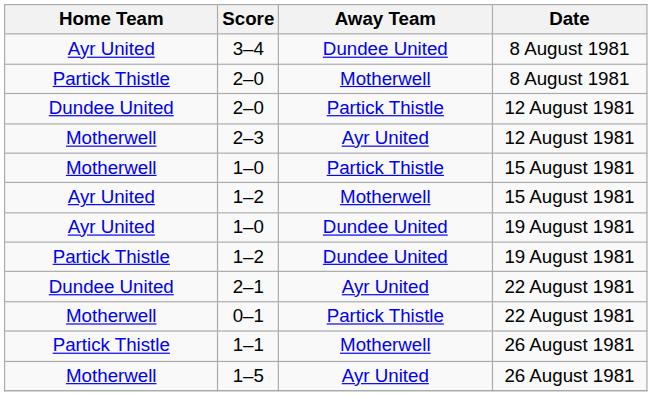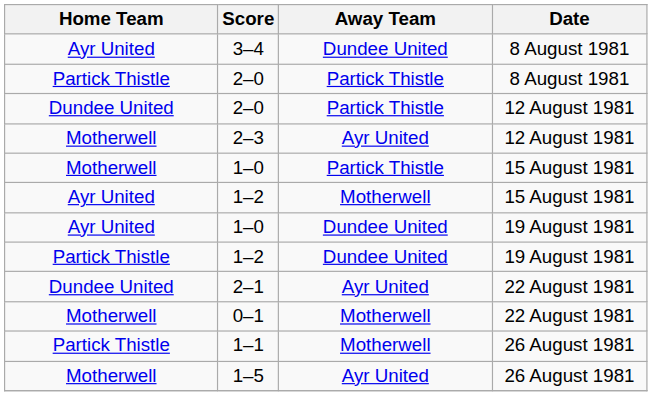(385, 78) Motherwell -> (385, 78) Partick Thistle
(385, 316) Partick Thistle -> (385, 316) Motherwell
